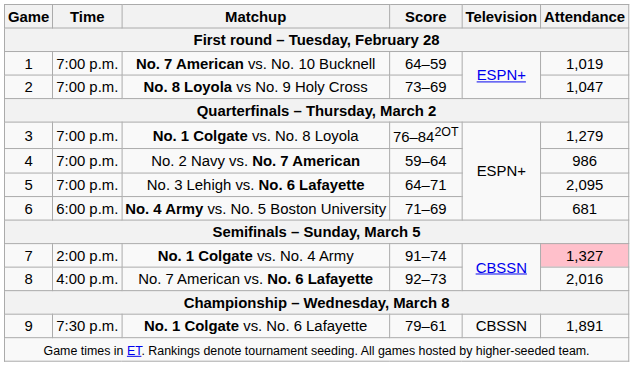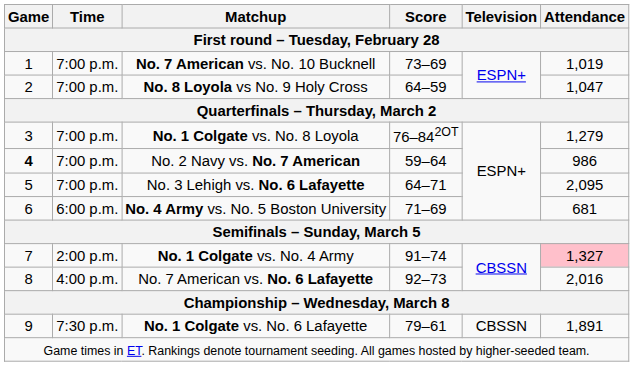(426, 64) 64–59 -> (426, 64) 73–69
(426, 87) 73–69 -> (426, 87) 64–59
(29, 161) normal -> (29, 161) bold
